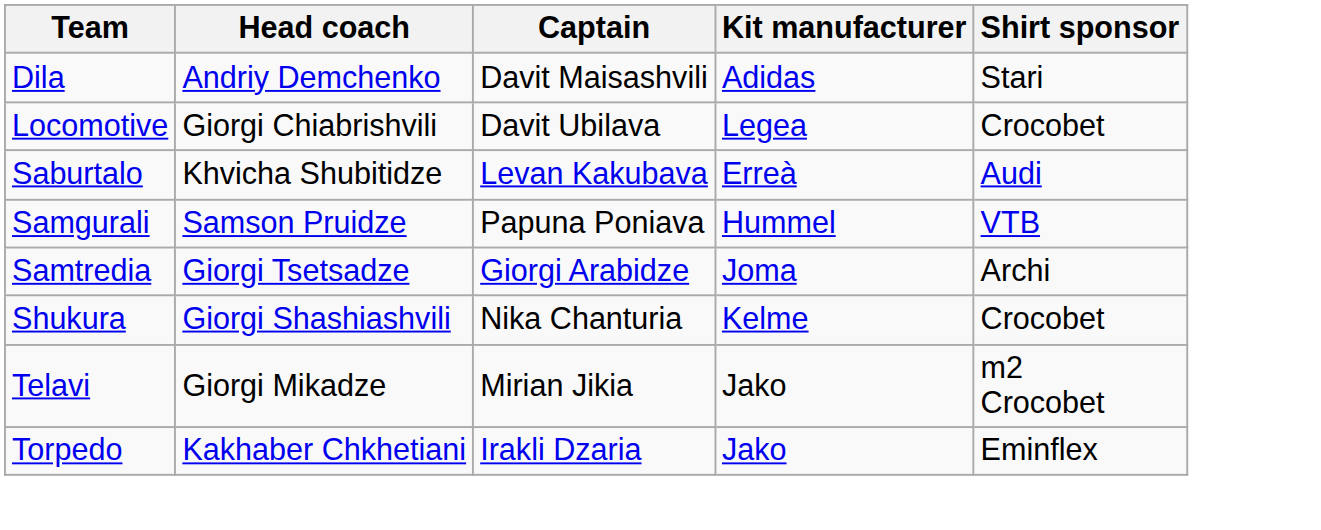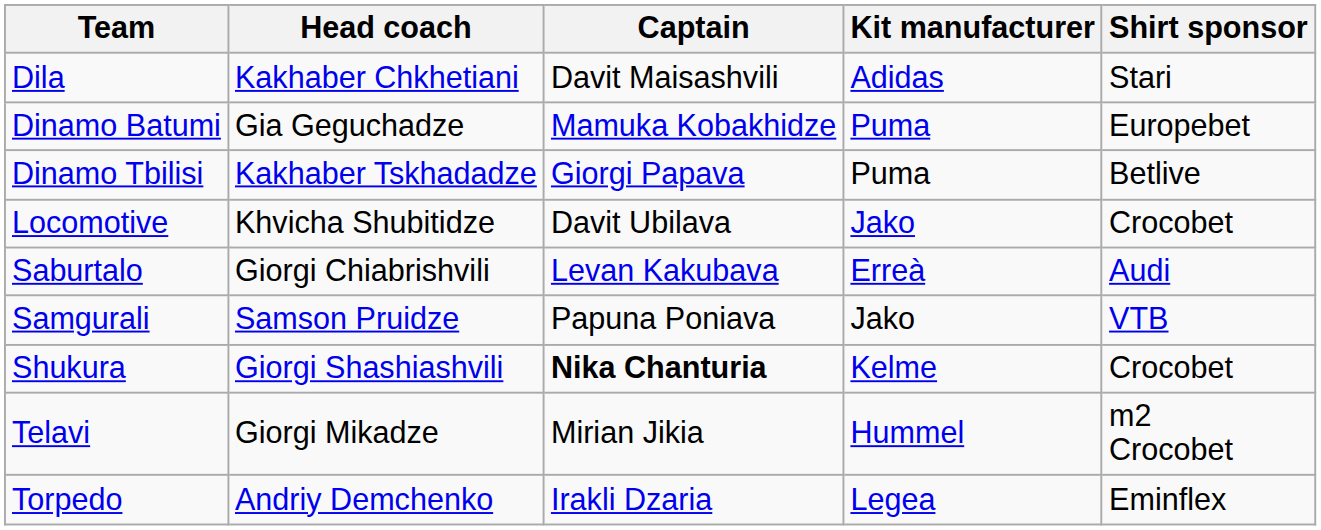(311, 77) Andriy Demchenko -> (377, 77) Kakhaber Chkhetiani
+ row: (116, 125)
+ row: (108, 174)
(310, 125) Giorgi Chiabrishvili -> (365, 222) Khvicha Shubitidze
(764, 125) Legea -> (883, 222) Jako
(312, 174) Khvicha Shubitidze -> (362, 271) Giorgi Chiabrishvili
(779, 222) Hummel -> (883, 319) Jako
- row: (82, 271)
(581, 319) normal -> (659, 367) bold
(754, 385) Jako -> (907, 433) Hummel
(324, 450) Kakhaber Chkhetiani -> (364, 499) Andriy Demchenko
(754, 450) Jako -> (893, 499) Legea
